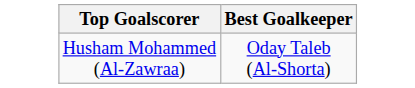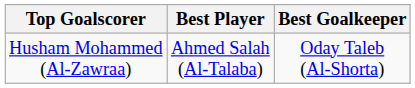+ column: (220, 18)
